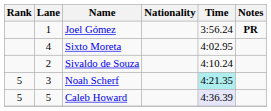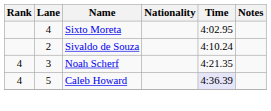- row: (90, 30)
(19, 81) 5 -> (19, 64) 4
(217, 81) paleturquoise background -> (217, 64) no background
(19, 98) 5 -> (19, 81) 4
